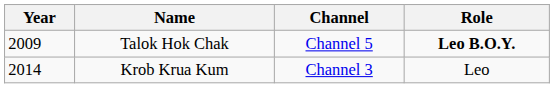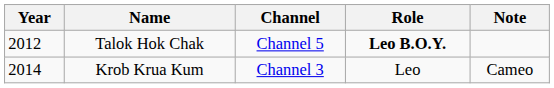+ column: (510, 17)
(25, 43) 2009 -> (25, 43) 2012
